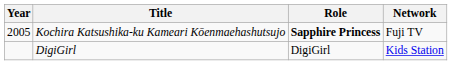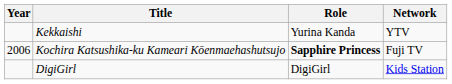+ row: (59, 32)
(19, 32) 2005 -> (19, 50) 2006
